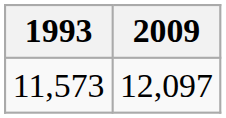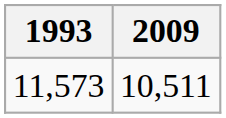(166, 84) 12,097 -> (166, 84) 10,511
